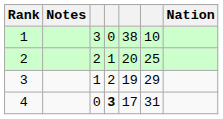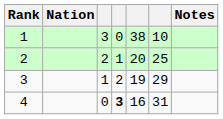columns swapped: (191, 15) <-> (66, 15)
(130, 103) 17 -> (138, 103) 16
